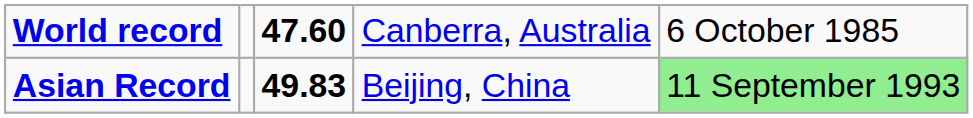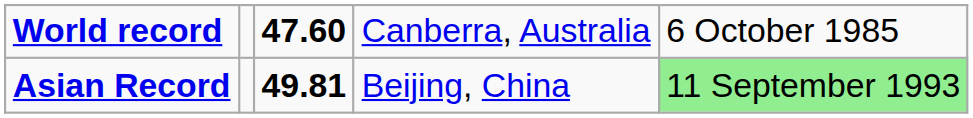(304, 84) 49.83 -> (304, 84) 49.81
